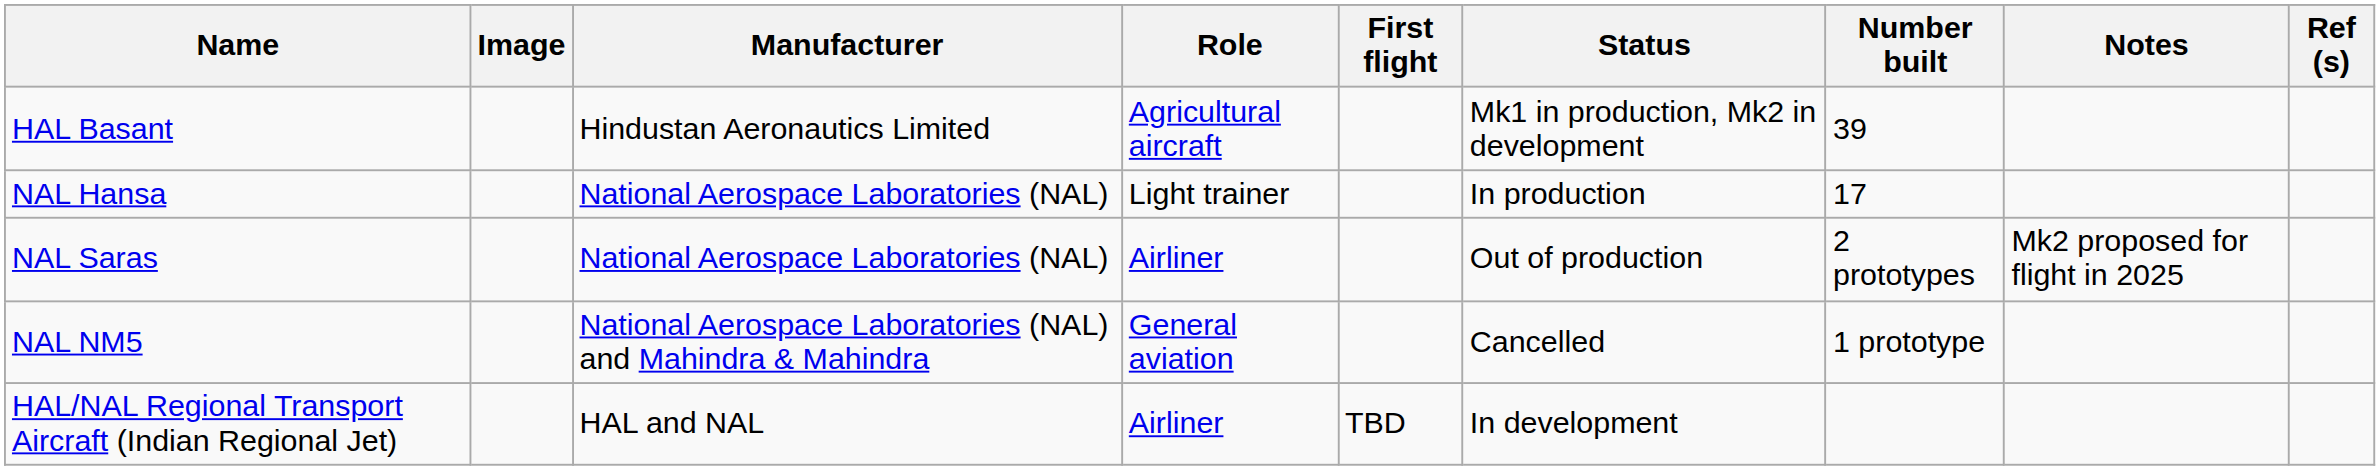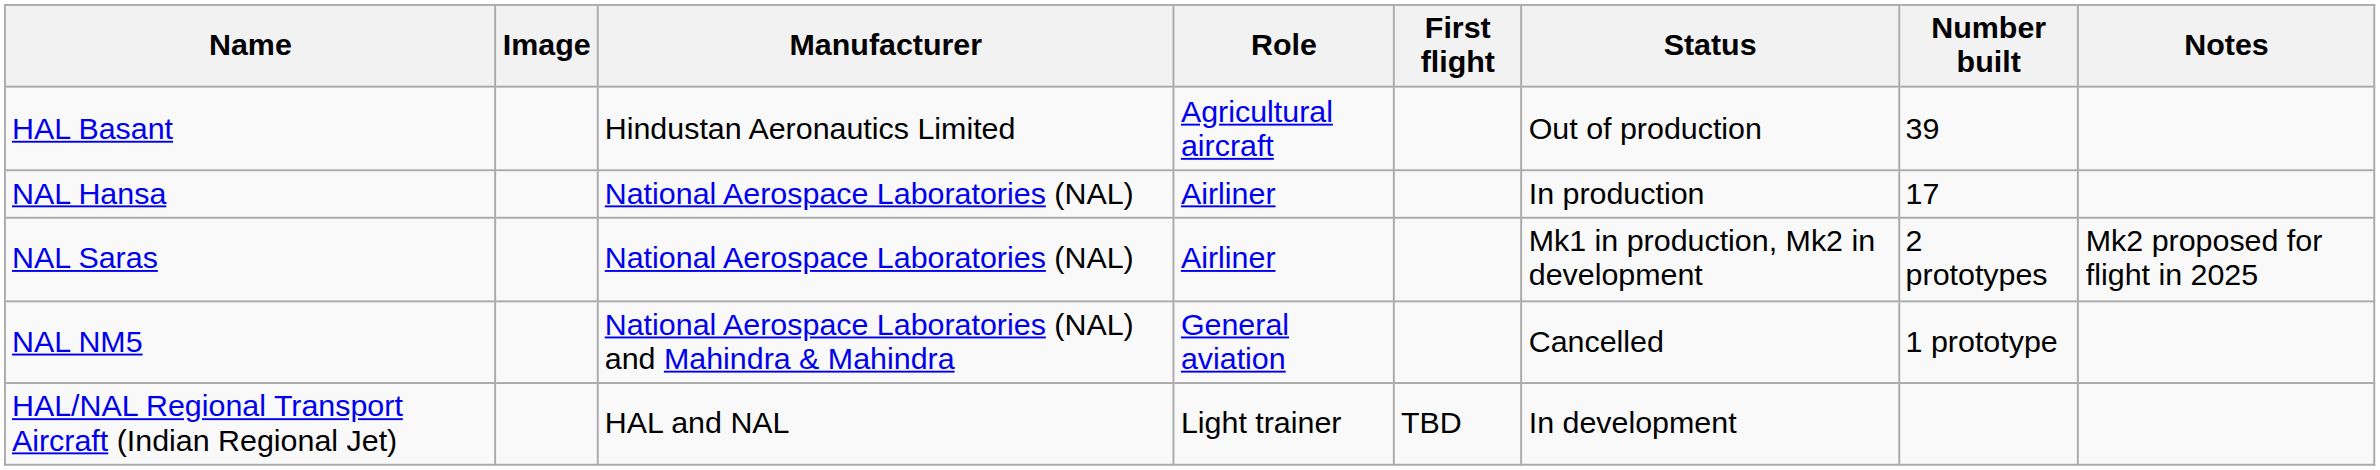- column: (2331, 45)
(1643, 128) Mk1 in production, Mk2 in development -> (1645, 128) Out of production
(1209, 193) Light trainer -> (1228, 193) Airliner
(1586, 258) Out of production -> (1702, 258) Mk1 in production, Mk2 in development
(1176, 423) Airliner -> (1261, 423) Light trainer
